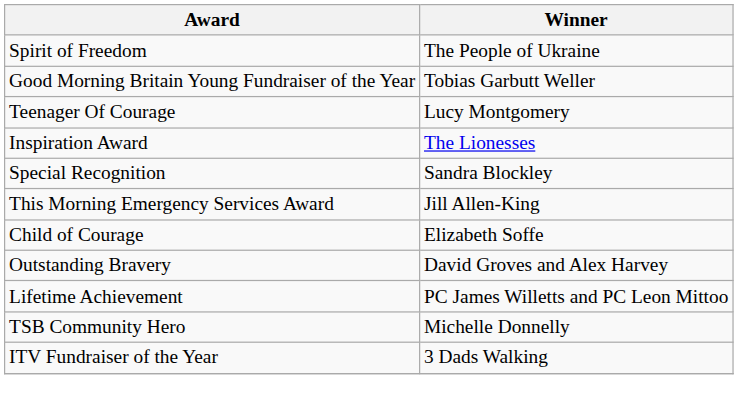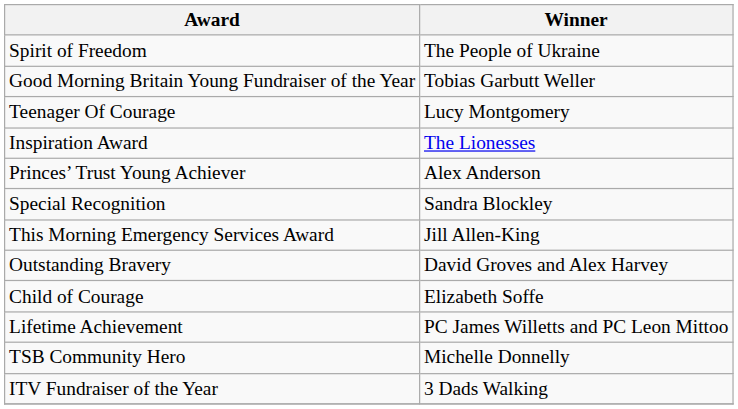+ row: (127, 173)
rows swapped: (90, 265) <-> (76, 234)
